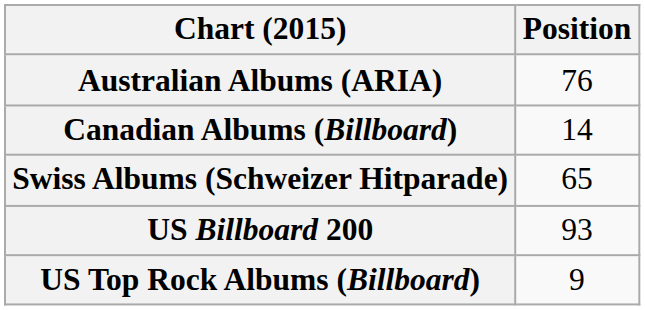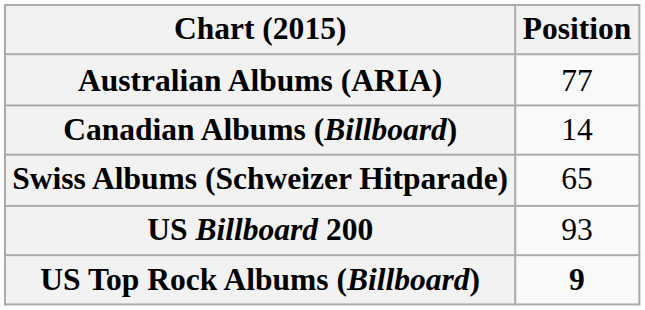(577, 79) 76 -> (577, 79) 77
(577, 279) normal -> (577, 279) bold
